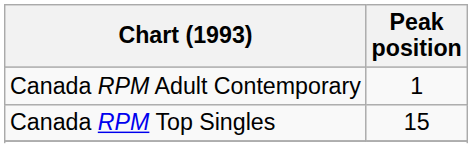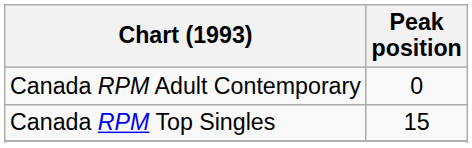(417, 85) 1 -> (417, 85) 0
